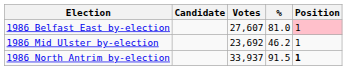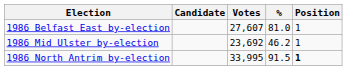(298, 27) pink background -> (298, 27) no background
(247, 58) 33,937 -> (247, 58) 33,995
